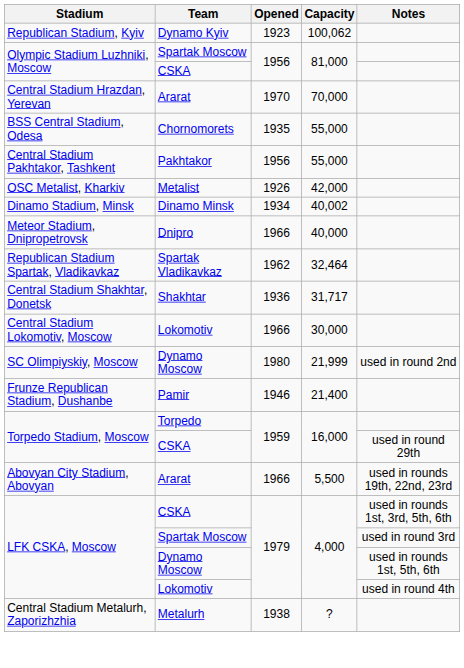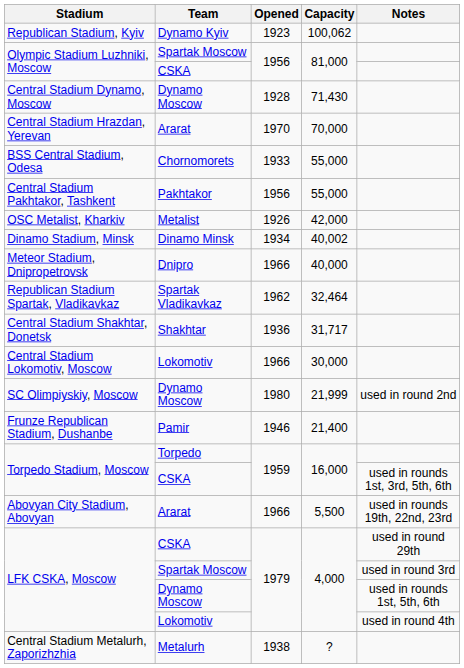+ row: (76, 96)
(277, 129) 1935 -> (277, 161) 1933
(408, 446) used in round 29th -> (408, 479) used in rounds 1st, 3rd, 5th, 6th
(408, 511) used in rounds 1st, 3rd, 5th, 6th -> (408, 544) used in round 29th
